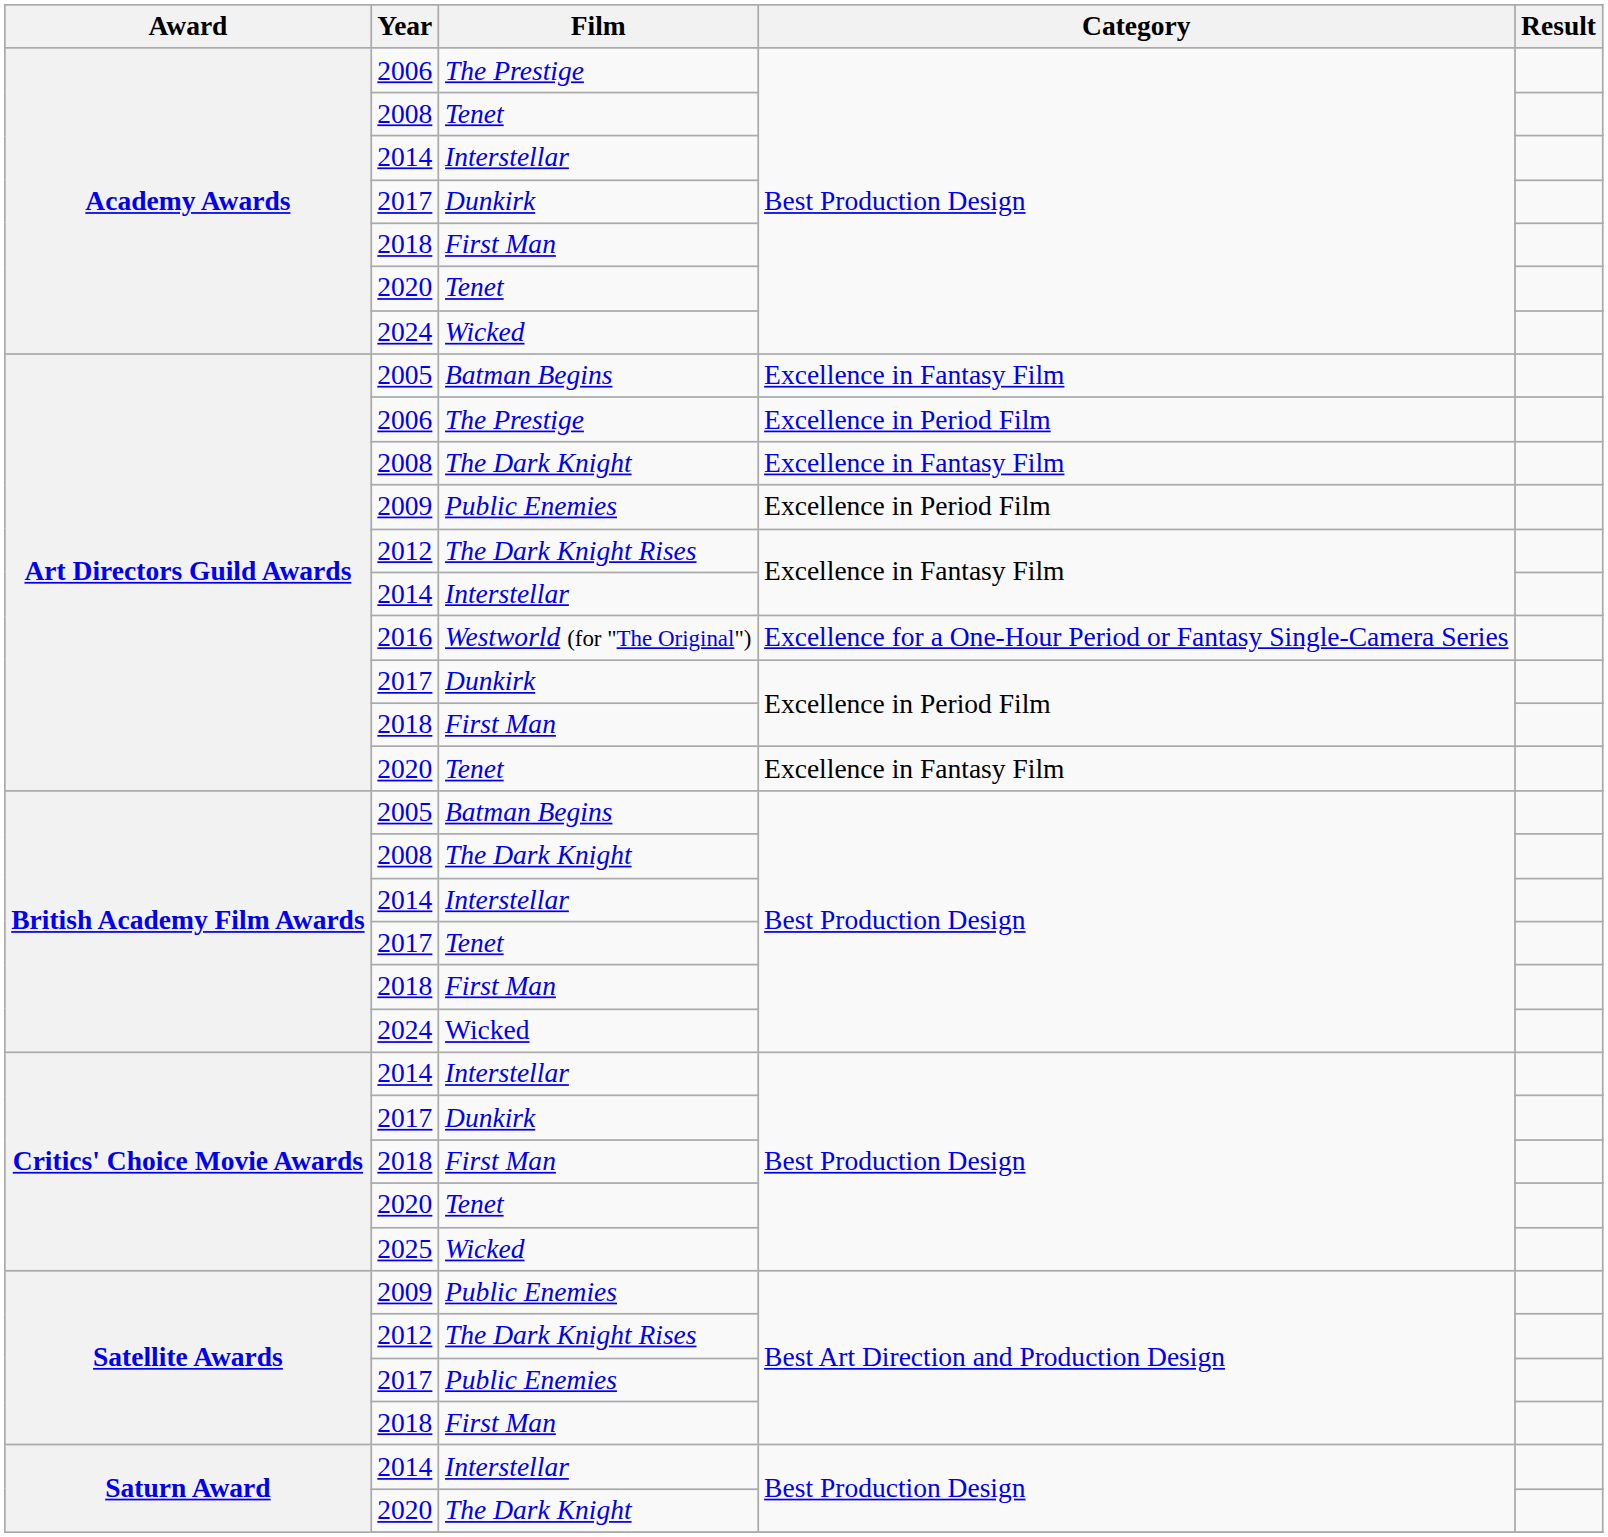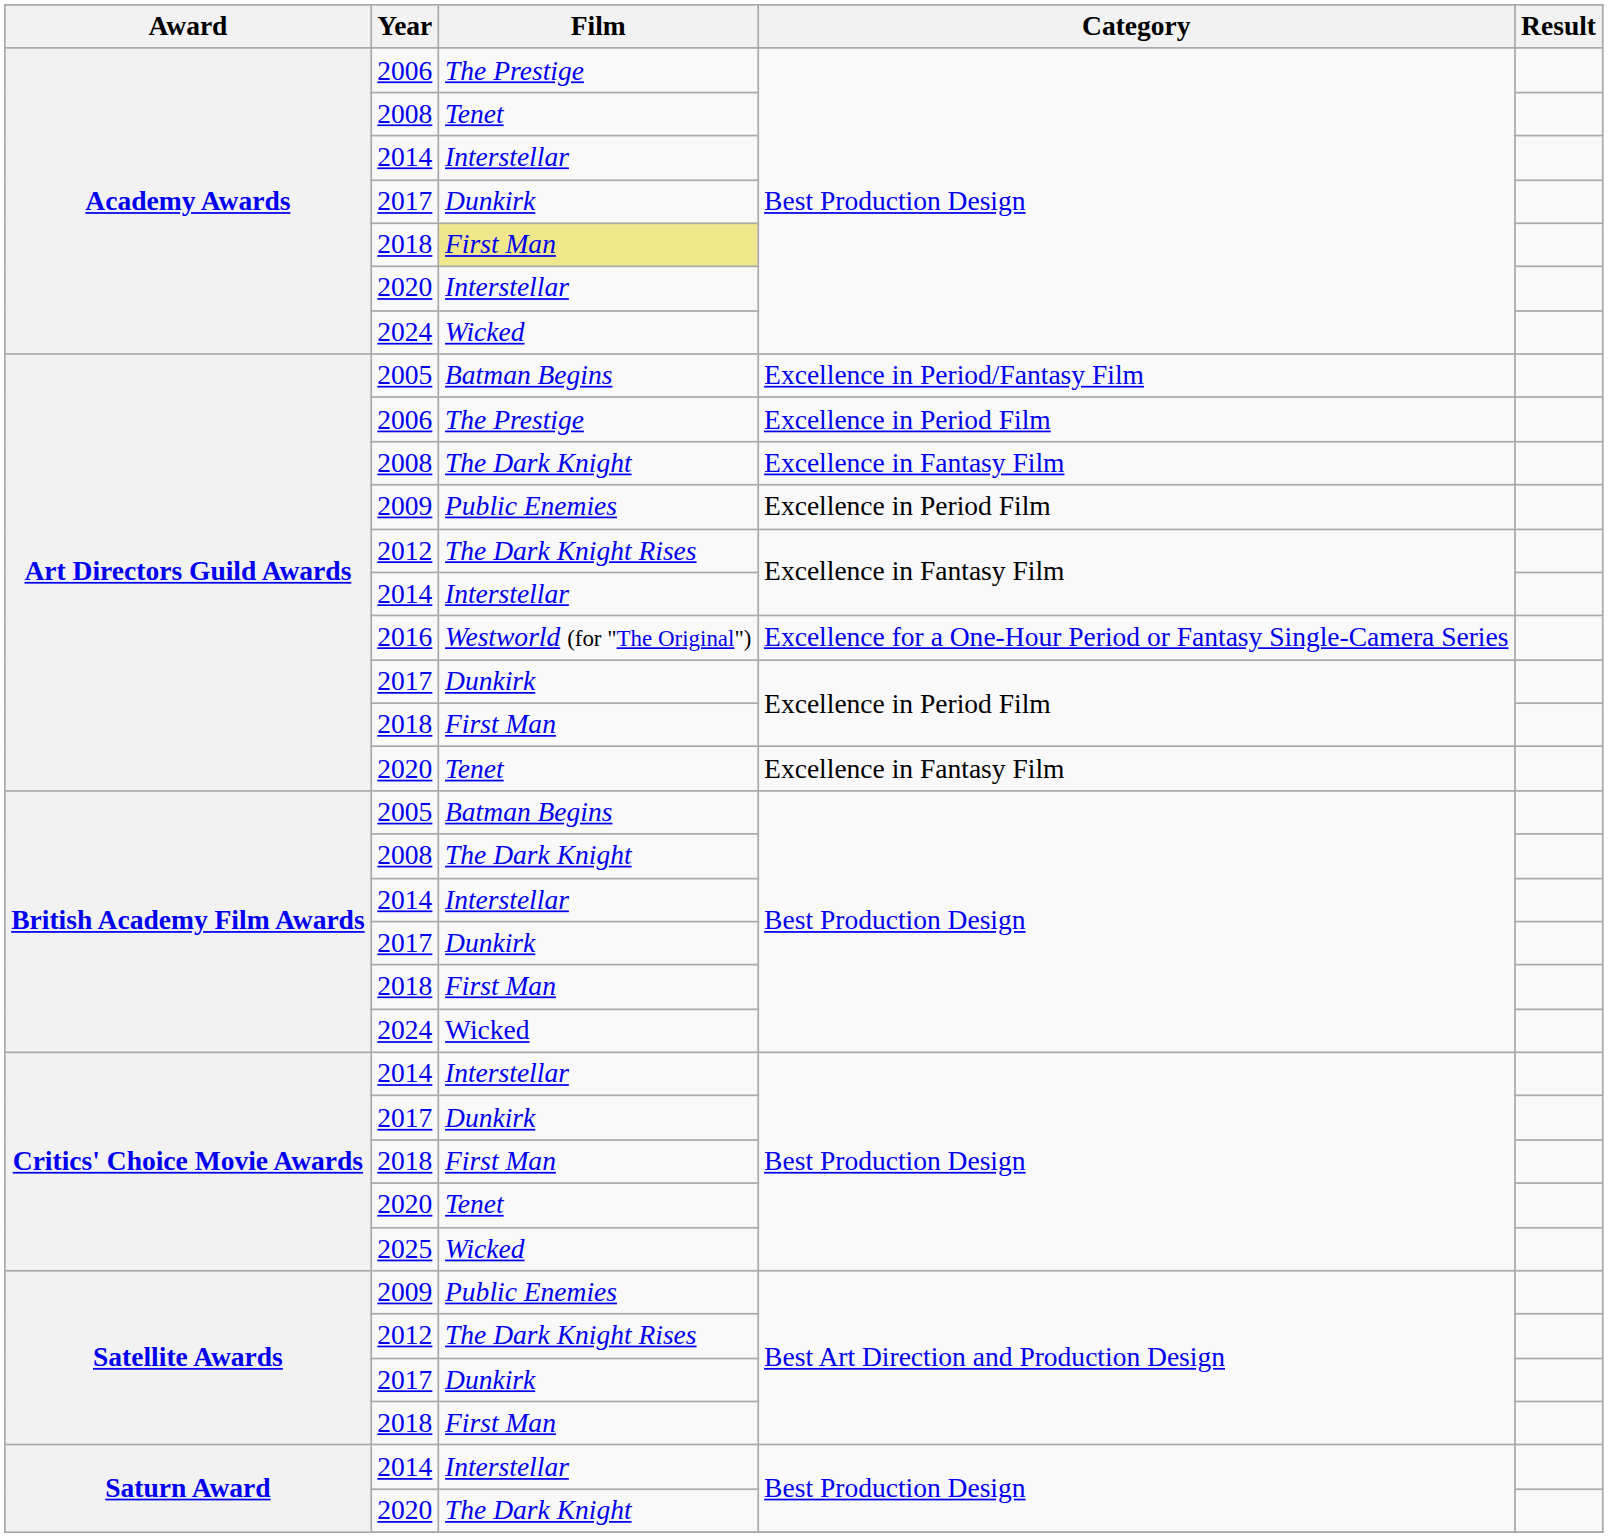(500, 244) no background -> (500, 244) khaki background
(474, 288) Tenet -> (507, 288) Interstellar
(914, 375) Excellence in Fantasy Film -> (954, 375) Excellence in Period/Fantasy Film
(474, 942) Tenet -> (490, 942) Dunkirk
(531, 1379) Public Enemies -> (490, 1379) Dunkirk
